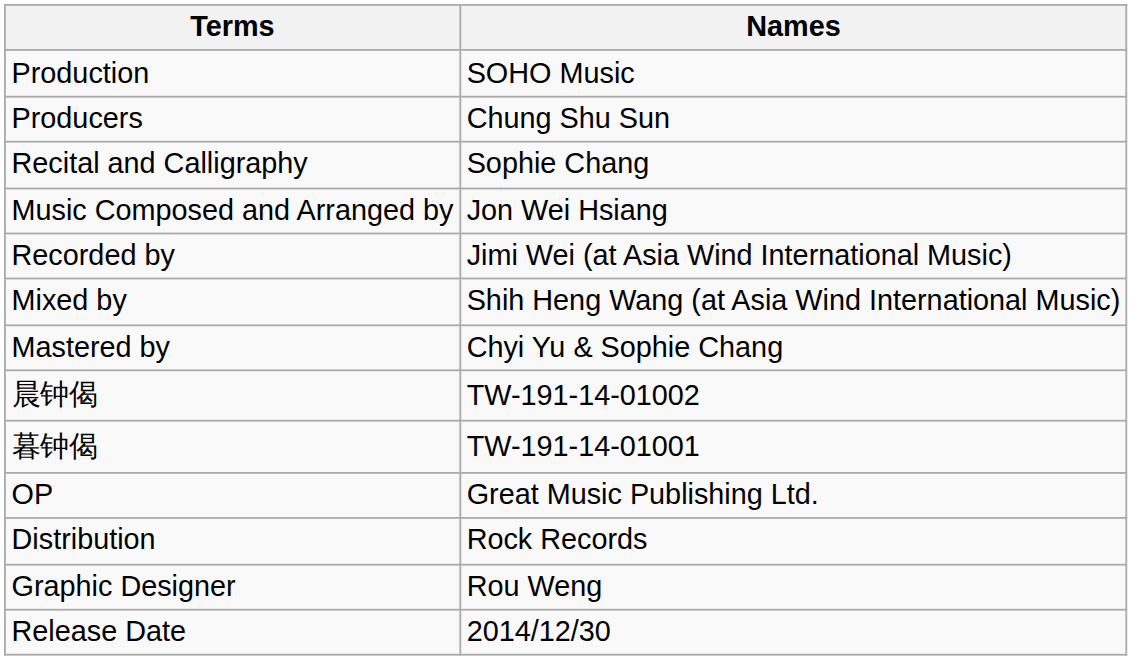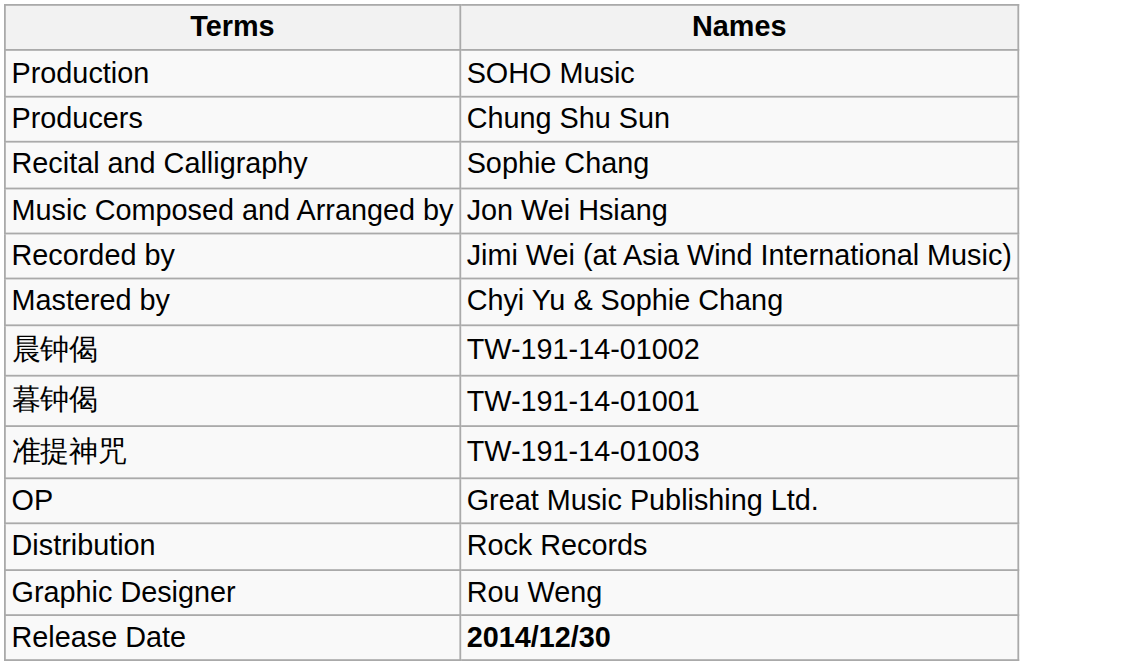- row: (69, 301)
+ row: (69, 451)
(539, 631) normal -> (539, 637) bold
